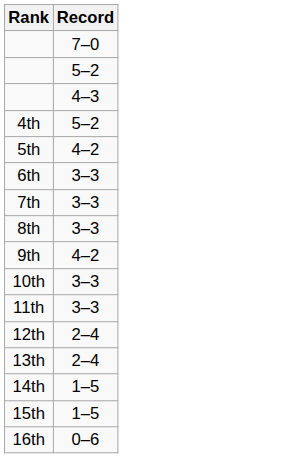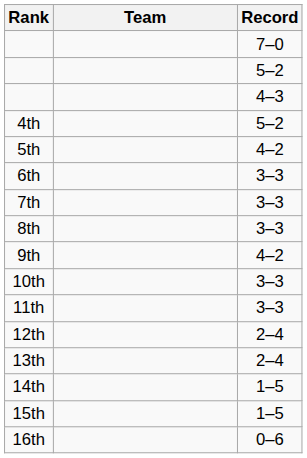+ column: (145, 17)
